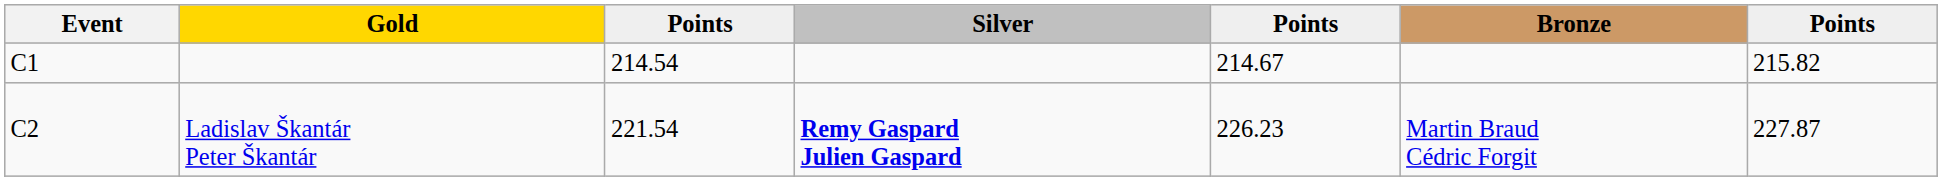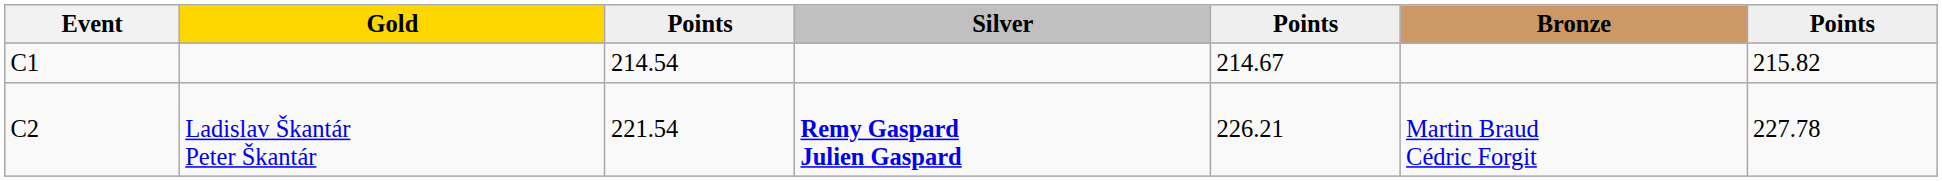(1250, 129) 226.23 -> (1250, 129) 226.21
(1787, 129) 227.87 -> (1787, 129) 227.78
